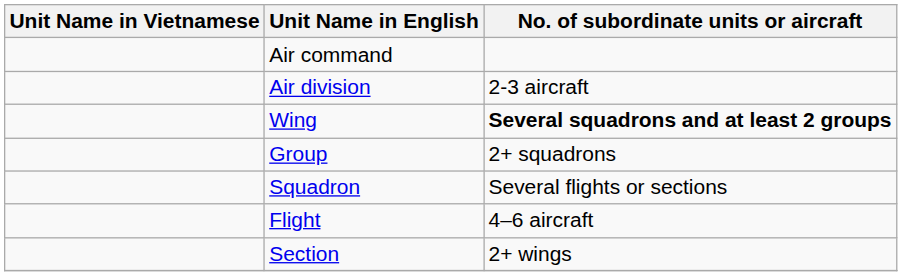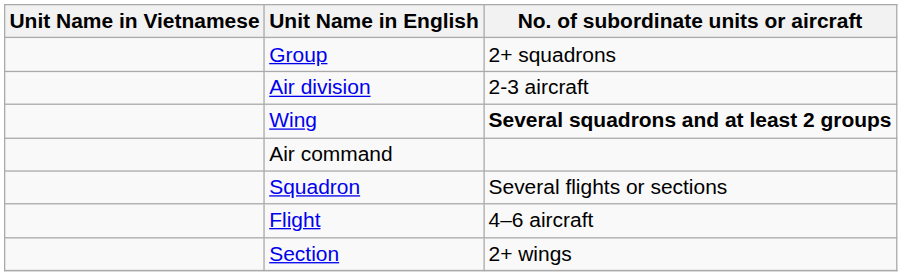rows swapped: (331, 54) <-> (298, 154)
